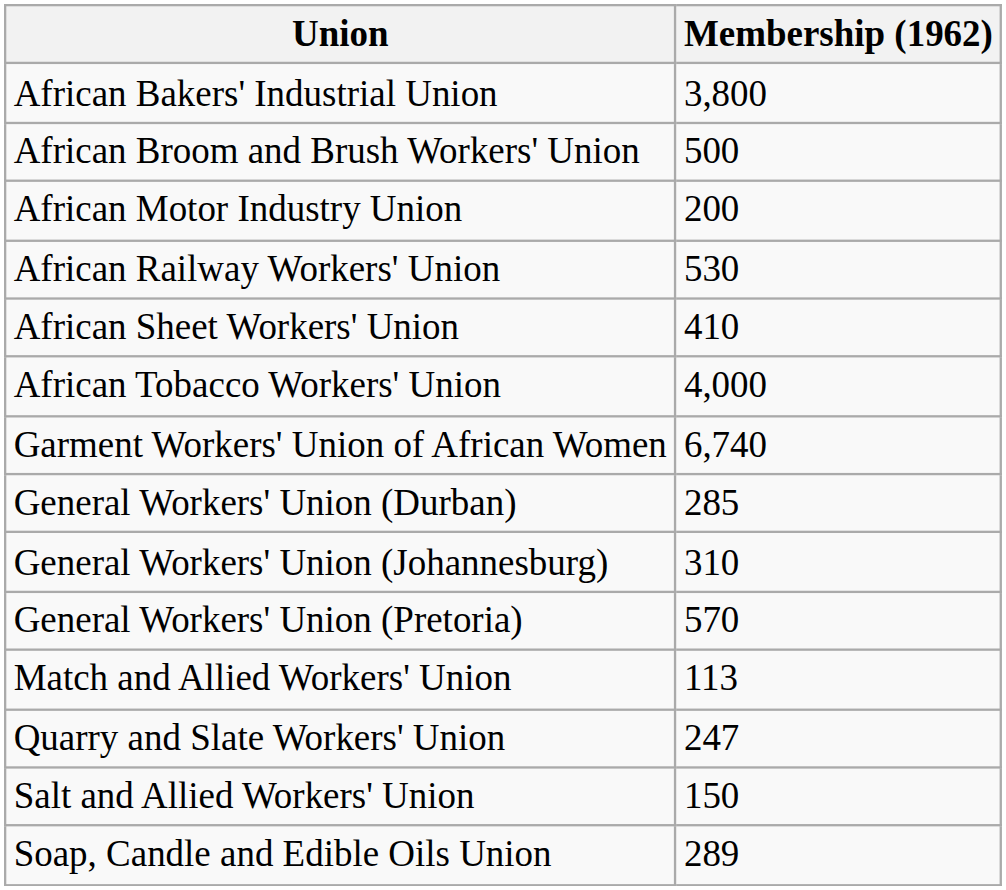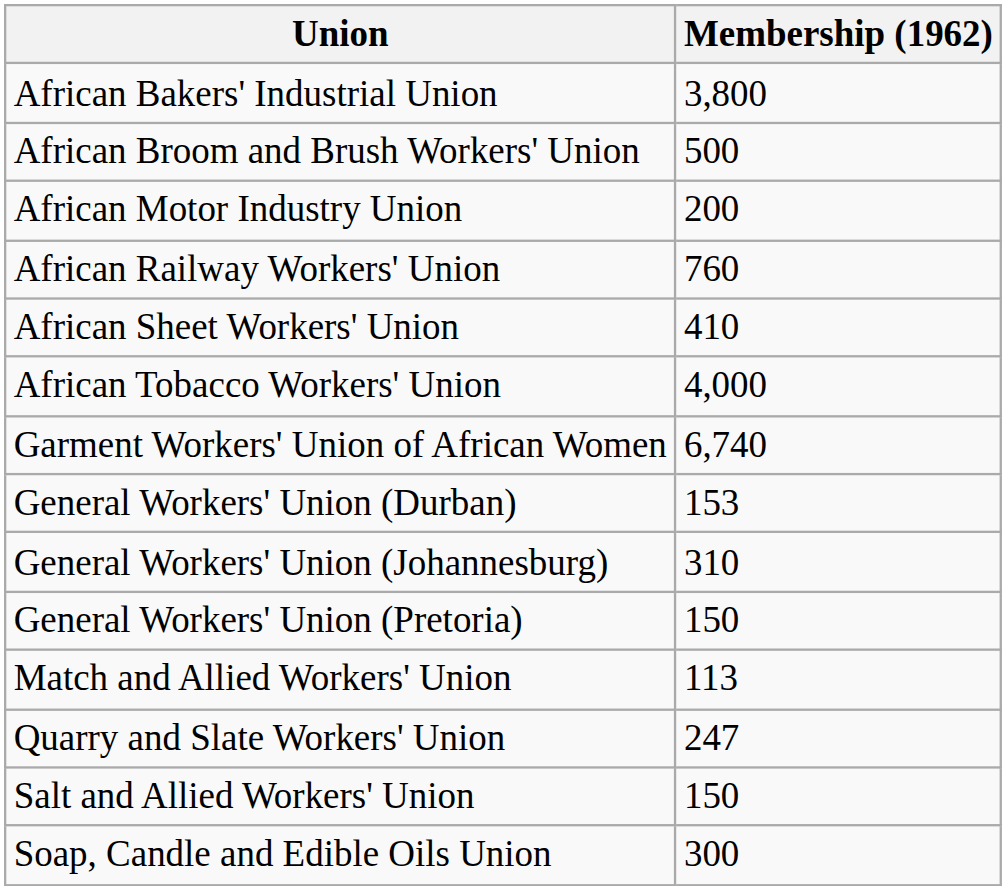(712, 268) 530 -> (712, 268) 760
(712, 502) 285 -> (712, 502) 153
(712, 619) 570 -> (712, 619) 150
(712, 854) 289 -> (712, 854) 300
